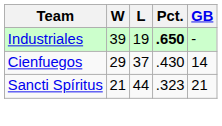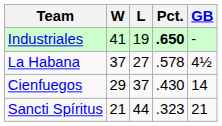(118, 39) 39 -> (118, 39) 41
+ row: (44, 62)
